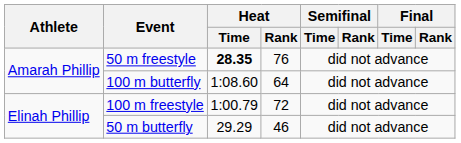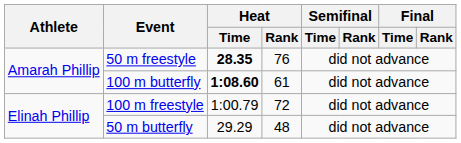(234, 82) normal -> (235, 82) bold
(281, 82) 64 -> (282, 82) 61
(281, 127) 46 -> (282, 127) 48
